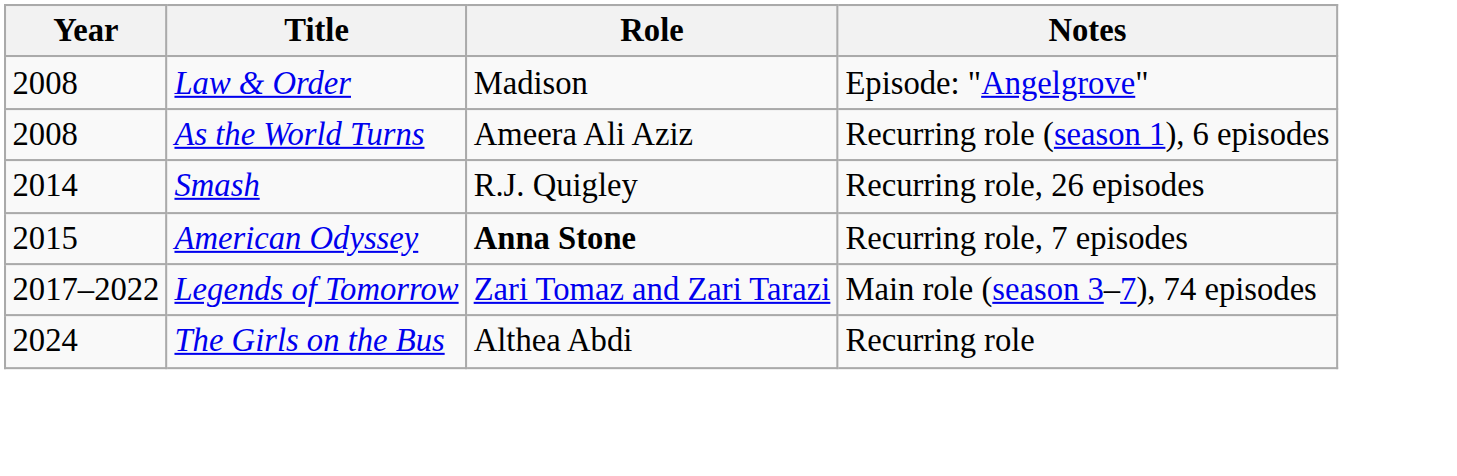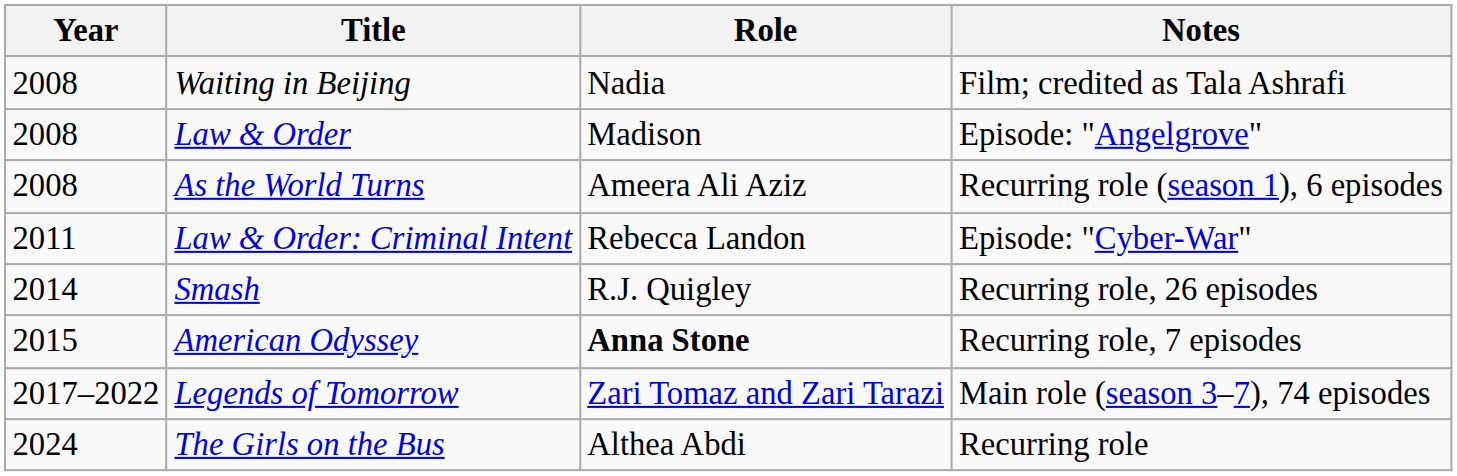+ row: (293, 82)
+ row: (373, 237)
